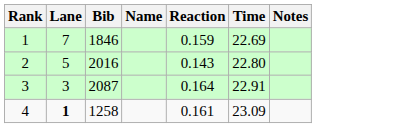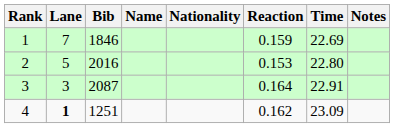+ column: (205, 16)
(197, 63) 0.143 -> (275, 63) 0.153
(103, 110) 1258 -> (103, 110) 1251
(197, 110) 0.161 -> (275, 110) 0.162
